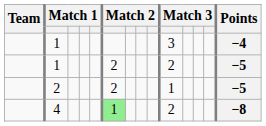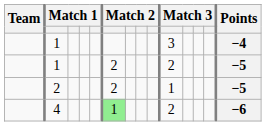(239, 110) −8 -> (239, 110) −6
